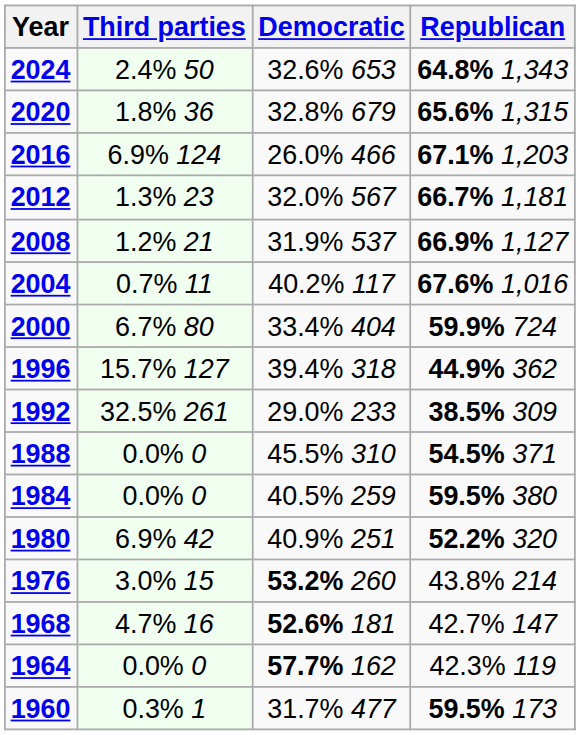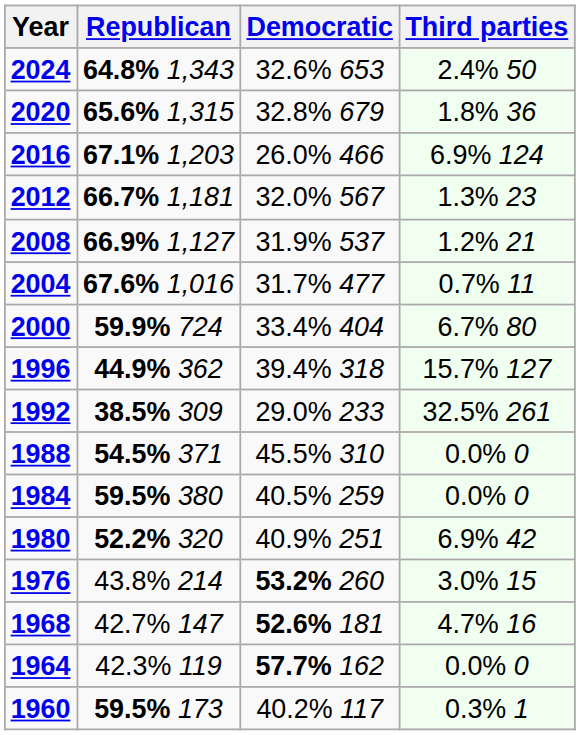columns swapped: (493, 27) <-> (164, 27)
(332, 283) 40.2% 117 -> (320, 283) 31.7% 477
(332, 709) 31.7% 477 -> (320, 709) 40.2% 117
